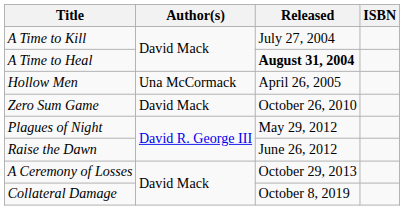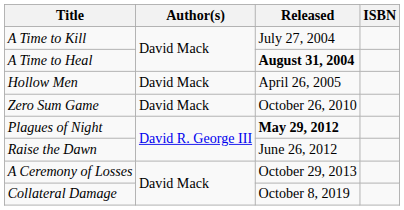(188, 82) Una McCormack -> (174, 82) David Mack
(298, 127) normal -> (299, 127) bold
